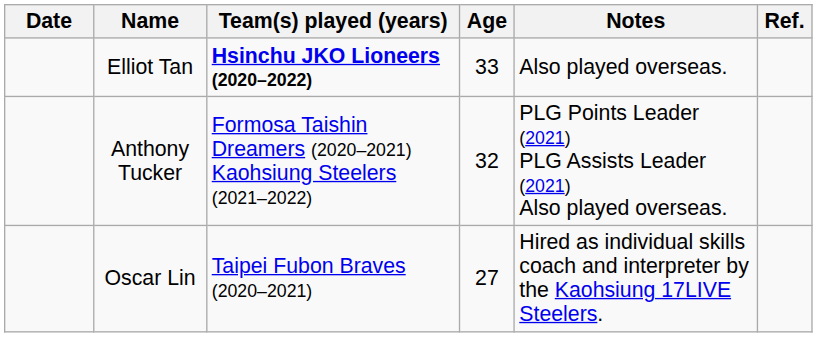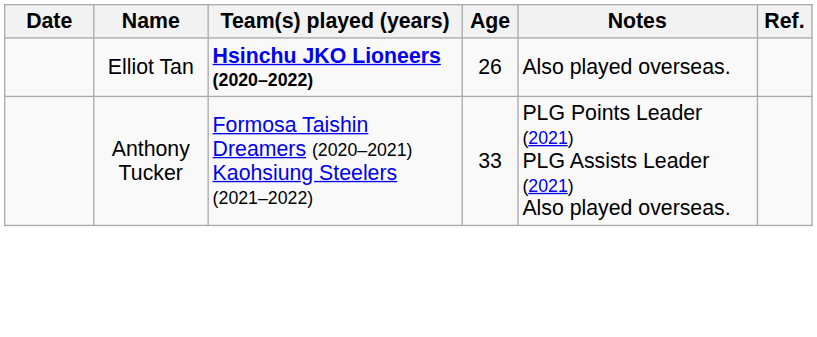(487, 67) 33 -> (490, 67) 26
(487, 160) 32 -> (490, 160) 33
- row: (150, 278)
